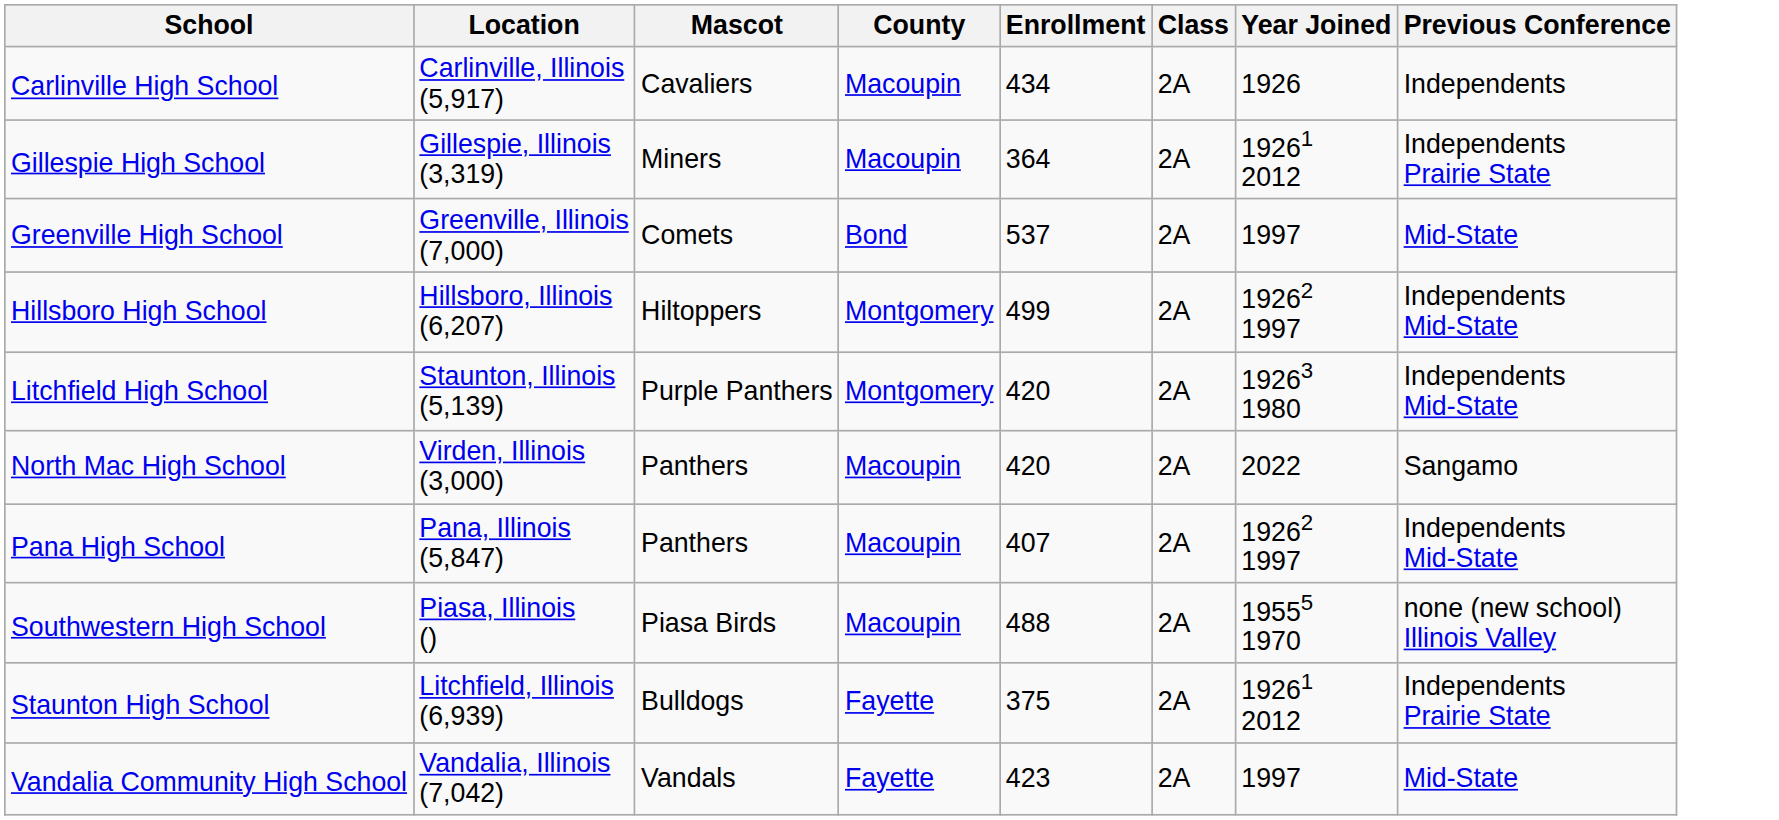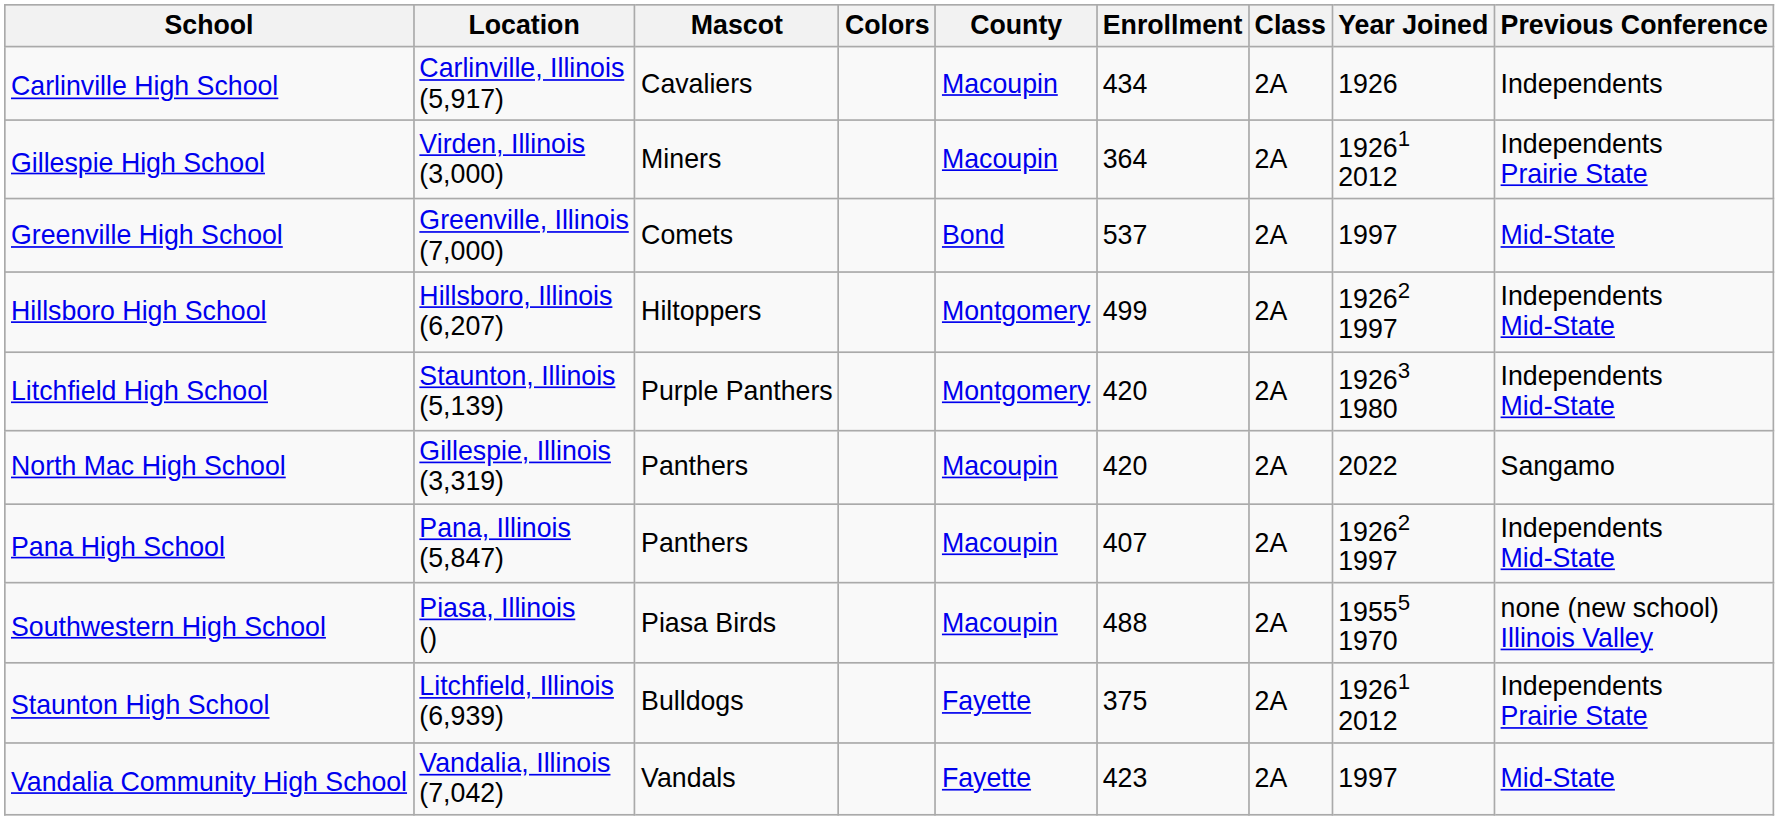+ column: (887, 25)
(515, 159) Gillespie, Illinois (3,319) -> (502, 159) Virden, Illinois (3,000)
(502, 466) Virden, Illinois (3,000) -> (515, 466) Gillespie, Illinois (3,319)
